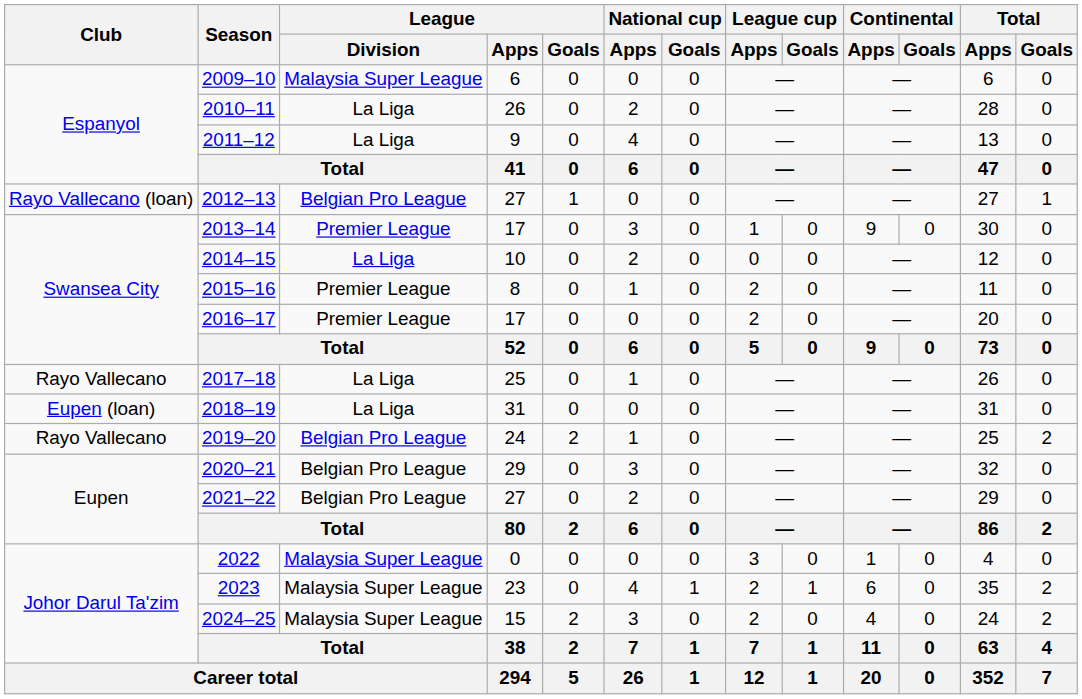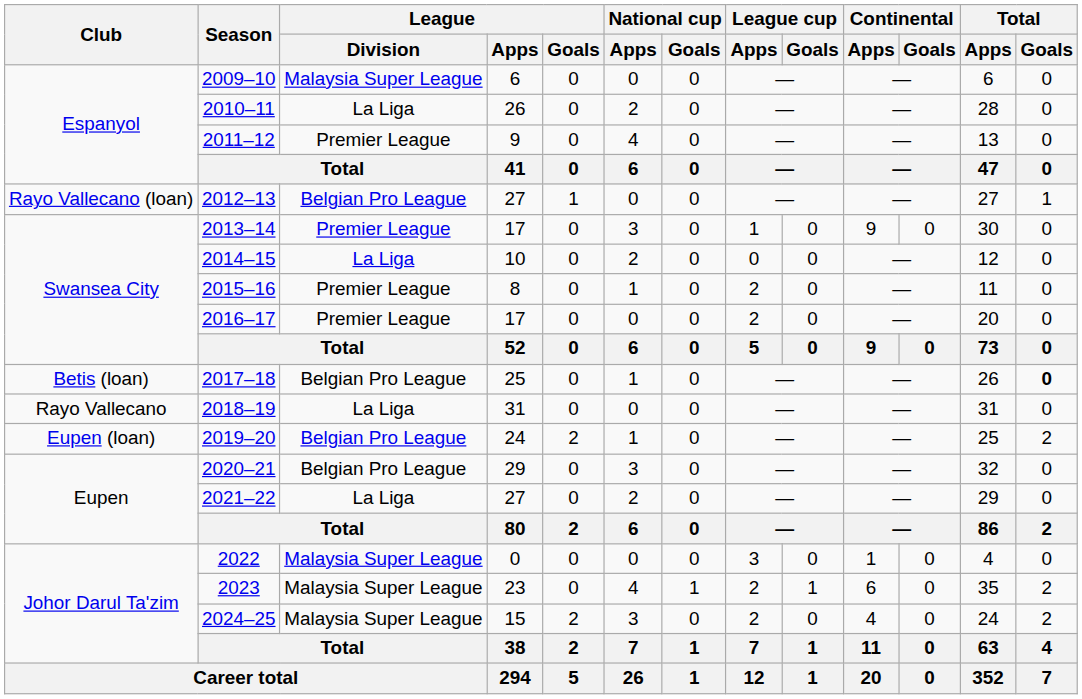(383, 139) La Liga -> (383, 139) Premier League
(101, 378) Rayo Vallecano -> (101, 378) Betis (loan)
(383, 378) La Liga -> (383, 378) Belgian Pro League
(1047, 378) normal -> (1047, 378) bold
(101, 408) Eupen (loan) -> (101, 408) Rayo Vallecano
(101, 438) Rayo Vallecano -> (101, 438) Eupen (loan)
(383, 498) Belgian Pro League -> (383, 498) La Liga
